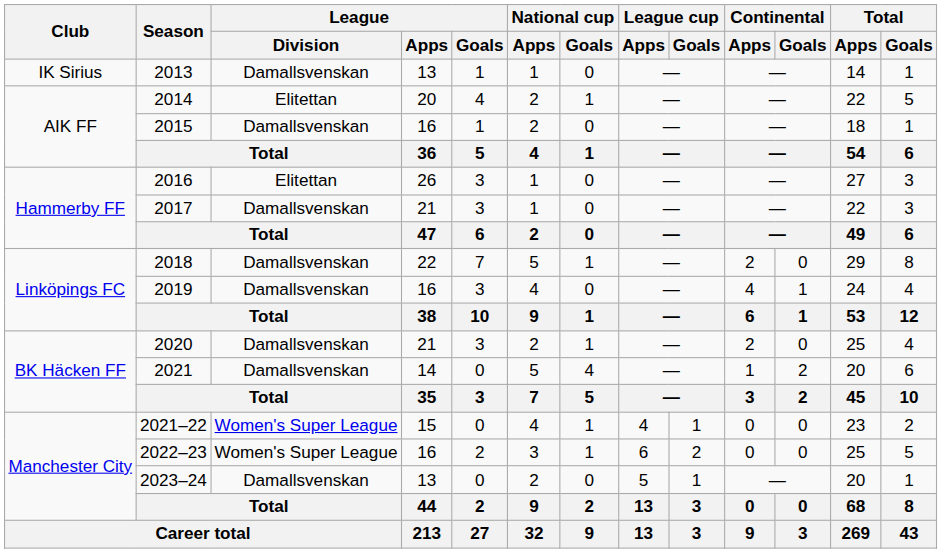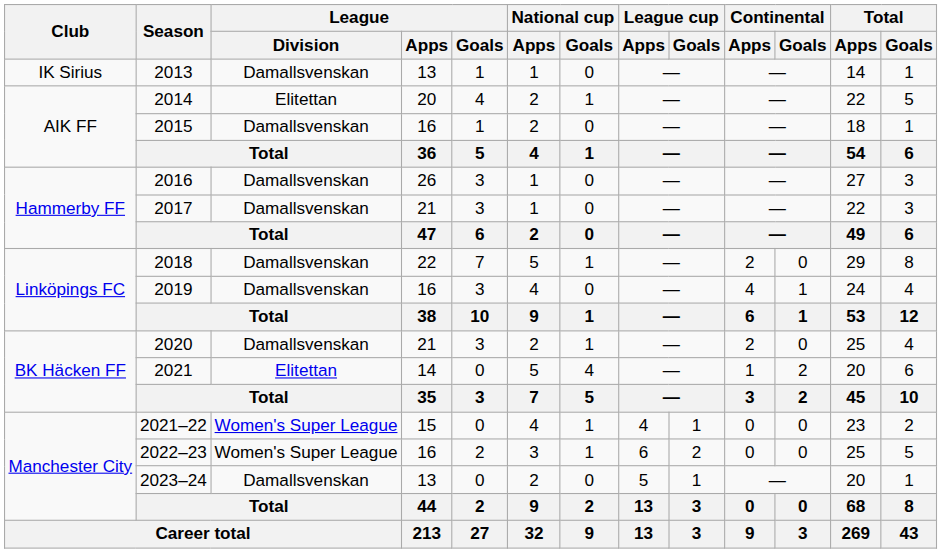(306, 180) Elitettan -> (306, 180) Damallsvenskan
(306, 371) Damallsvenskan -> (306, 371) Elitettan
